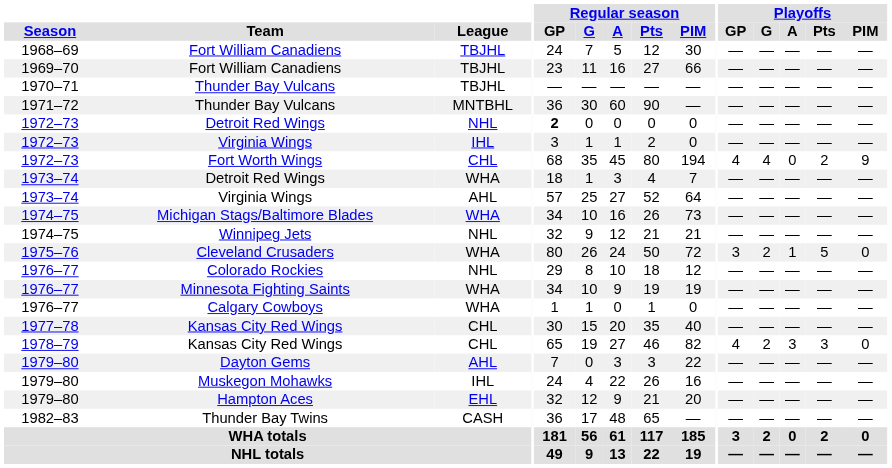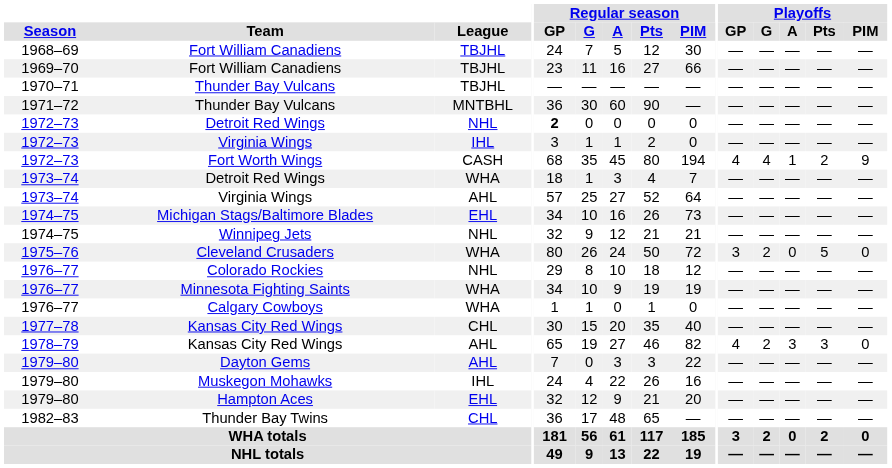(483, 160) CHL -> (483, 160) CASH
(792, 160) 0 -> (792, 160) 1
(483, 215) WHA -> (483, 215) EHL
(792, 252) 1 -> (792, 252) 0
(483, 344) CHL -> (483, 344) AHL
(483, 418) CASH -> (483, 418) CHL
